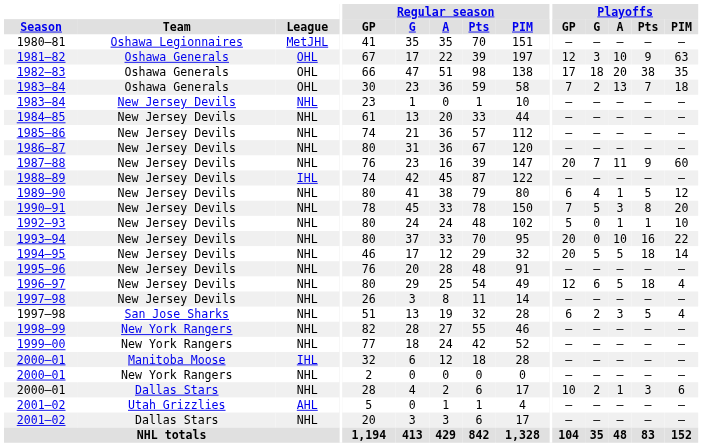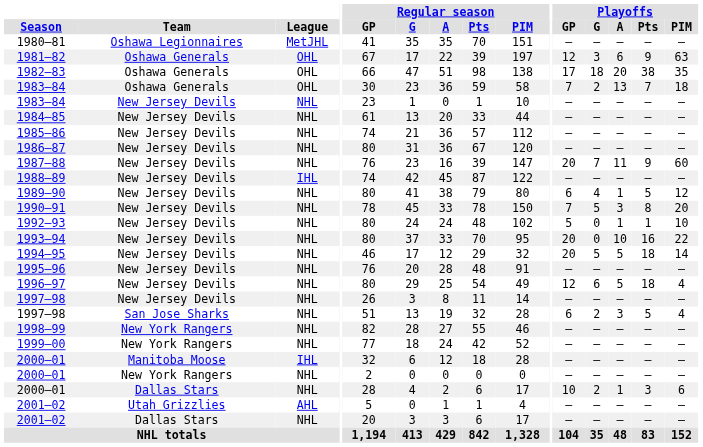(620, 57) 10 -> (620, 57) 6
